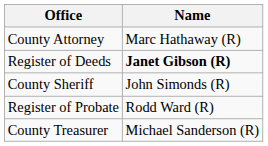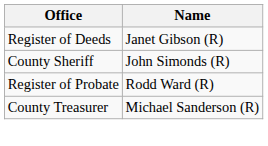- row: (56, 38)
(178, 61) bold -> (174, 38) normal
